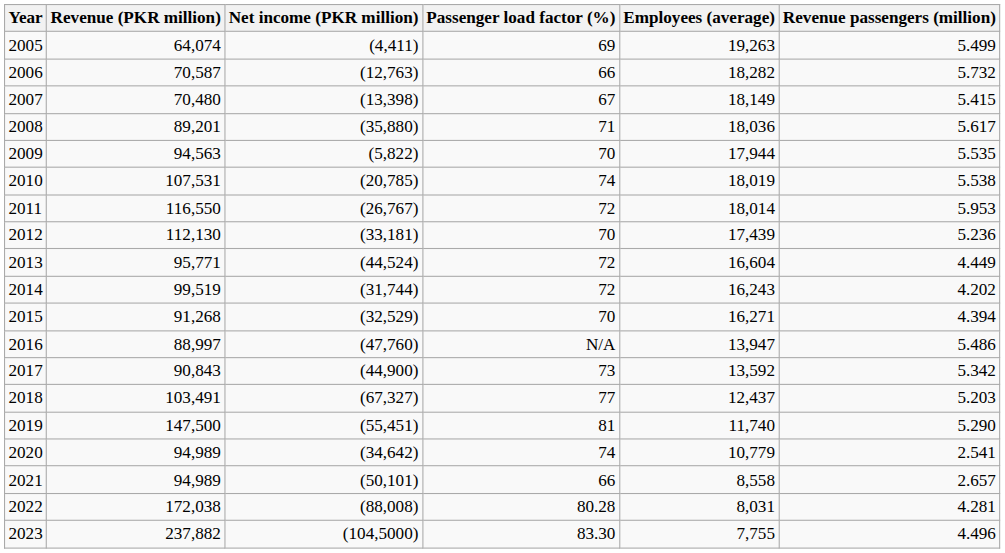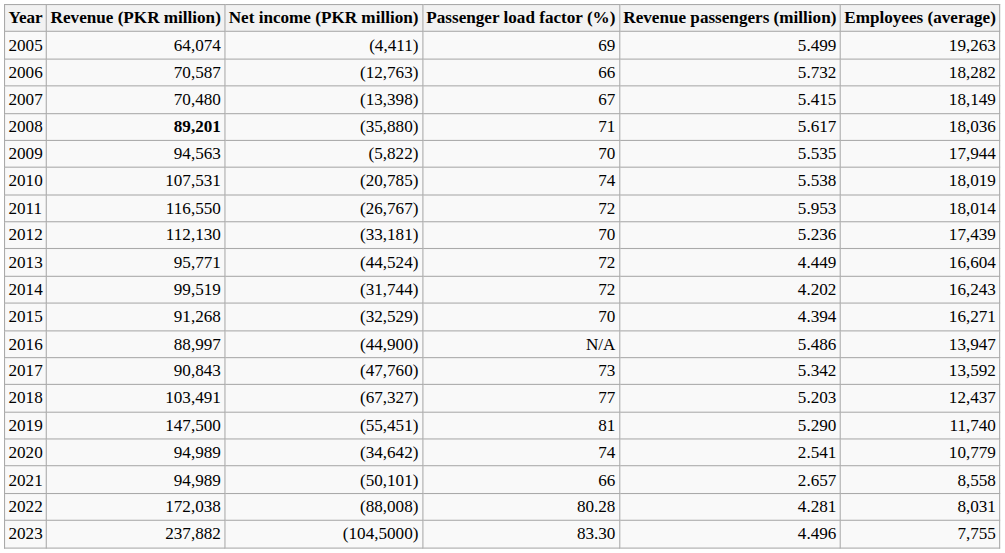columns swapped: (889, 18) <-> (699, 18)
(197, 126) normal -> (197, 126) bold
(389, 343) (47,760) -> (389, 343) (44,900)
(389, 371) (44,900) -> (389, 371) (47,760)
